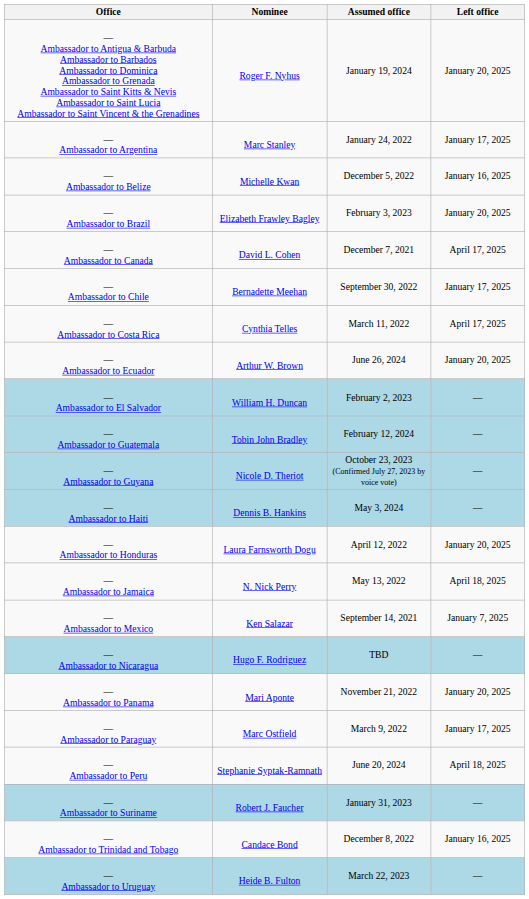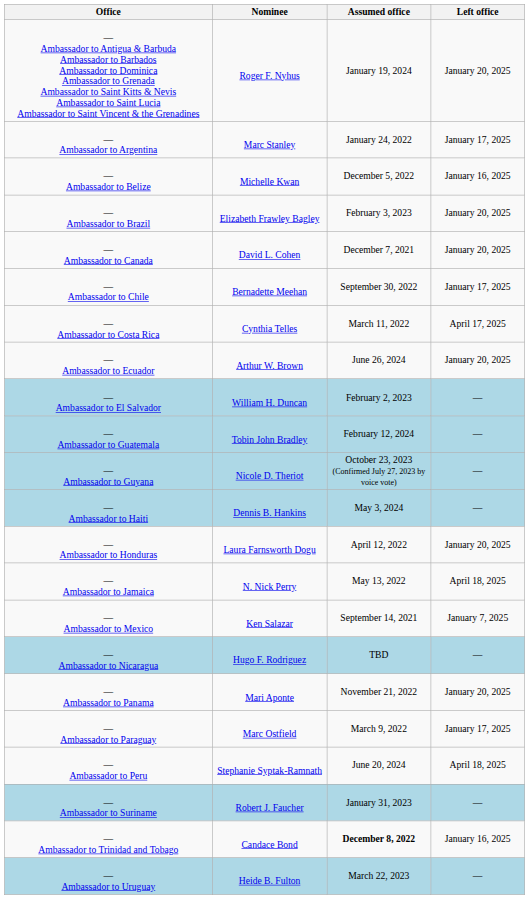(478, 250) April 17, 2025 -> (478, 250) January 20, 2025
(379, 839) normal -> (379, 839) bold
